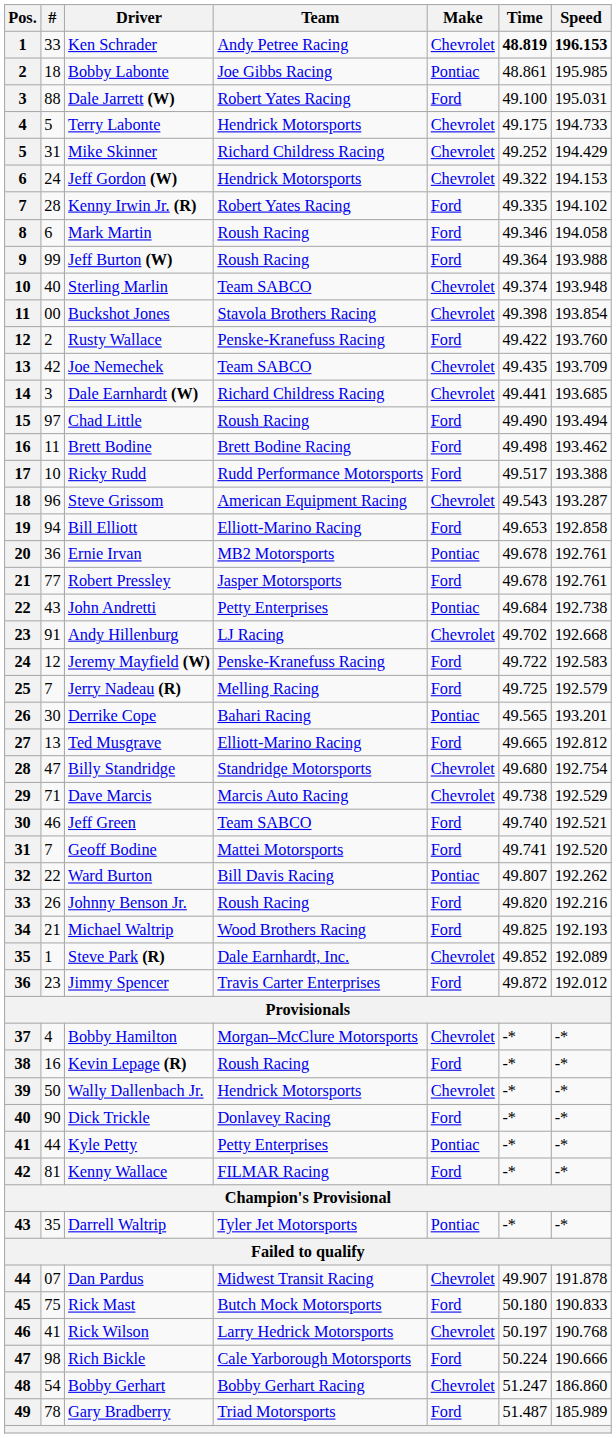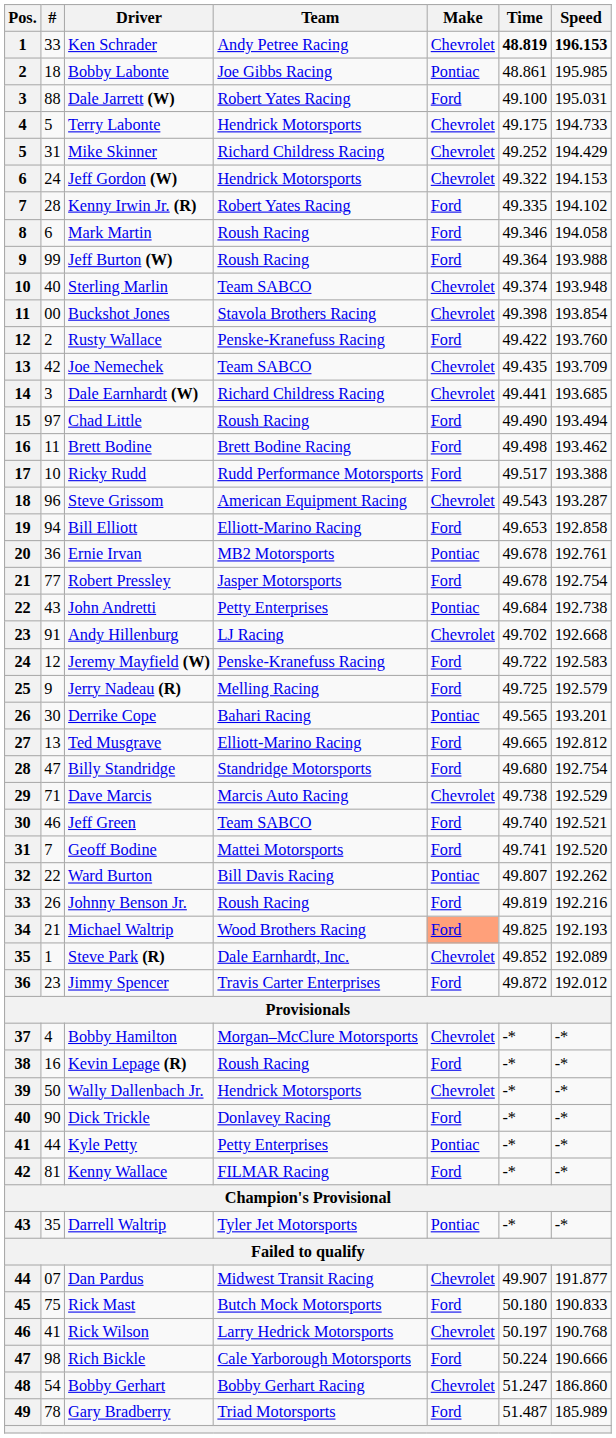(581, 581) 192.761 -> (581, 581) 192.754
(48, 688) 7 -> (48, 688) 9
(463, 768) Chevrolet -> (446, 768) Ford
(525, 903) 49.820 -> (525, 903) 49.819
(446, 929) no background -> (446, 929) lightsalmon background
(581, 1278) 191.878 -> (581, 1278) 191.877
